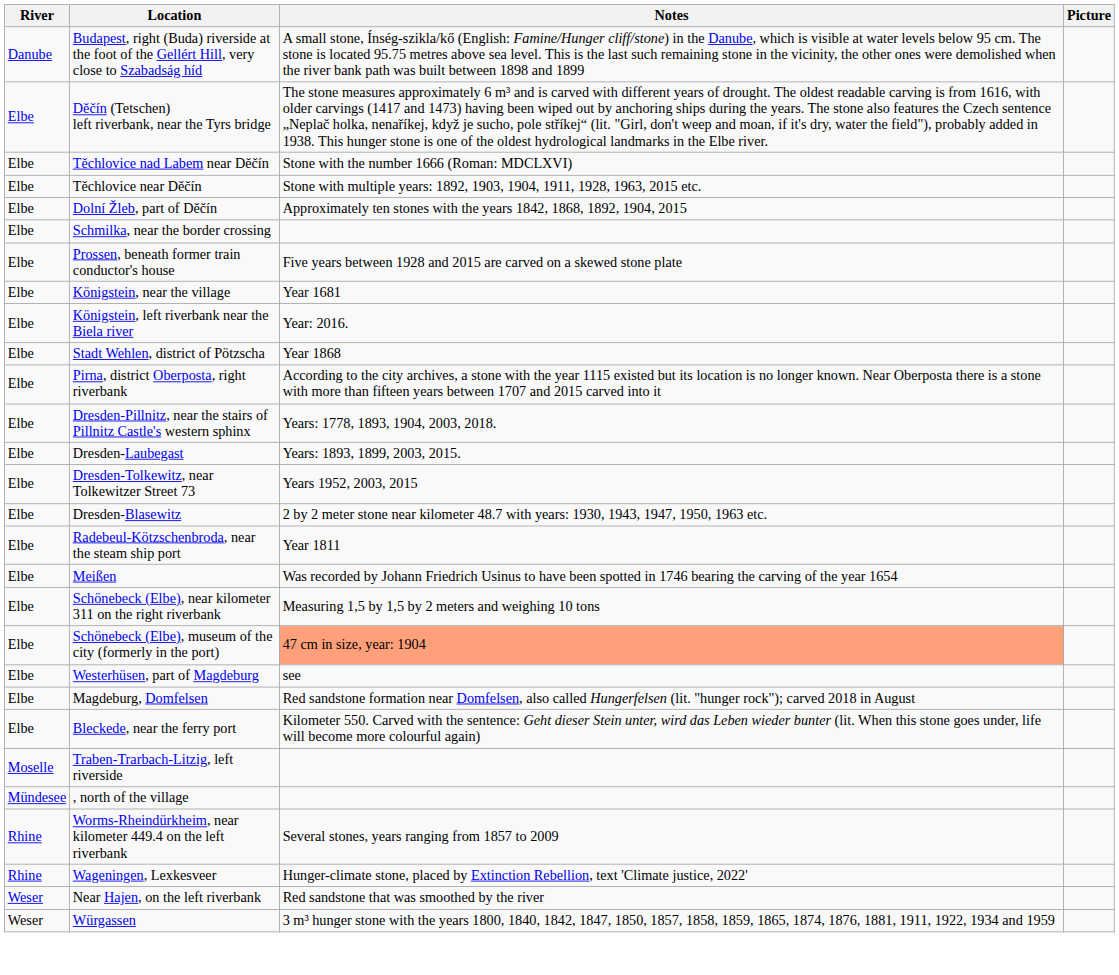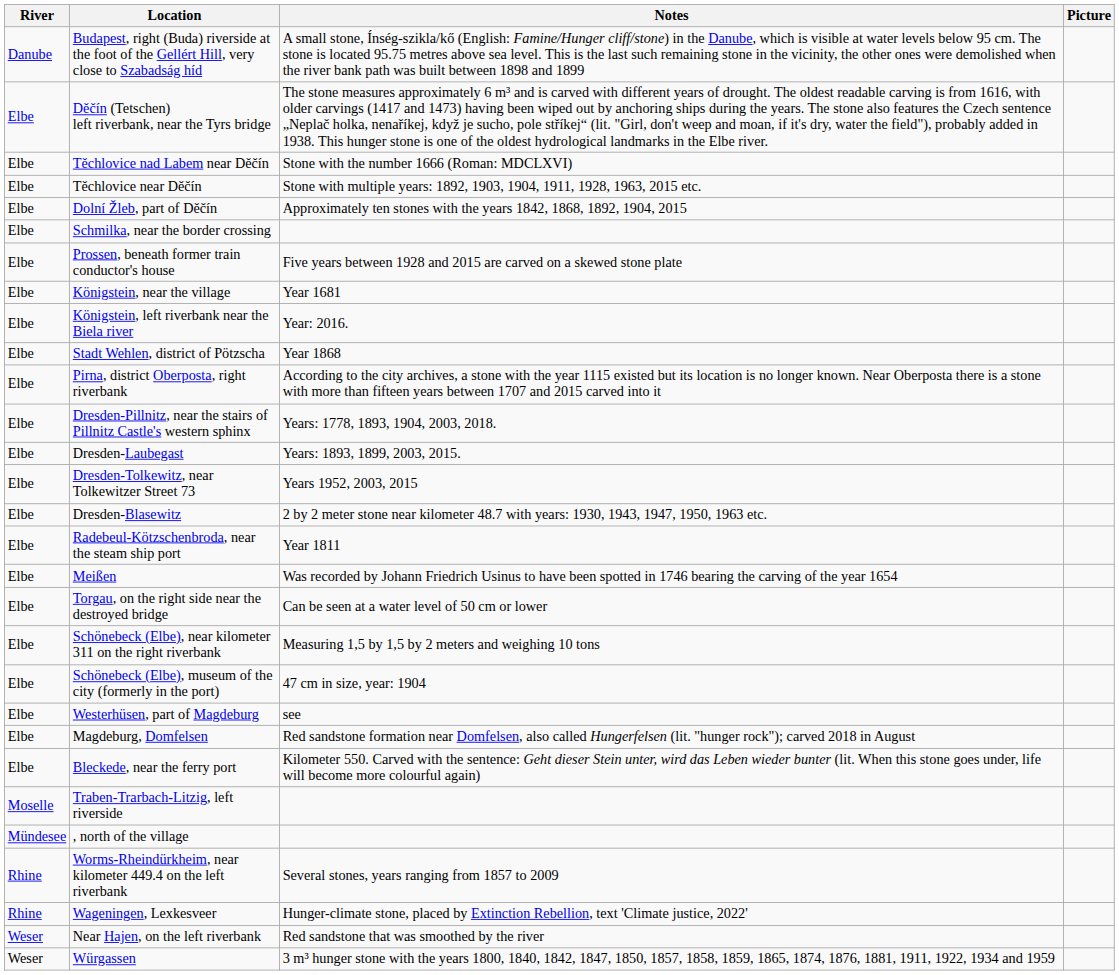+ row: (167, 606)
(354, 645) lightsalmon background -> (354, 683) no background
